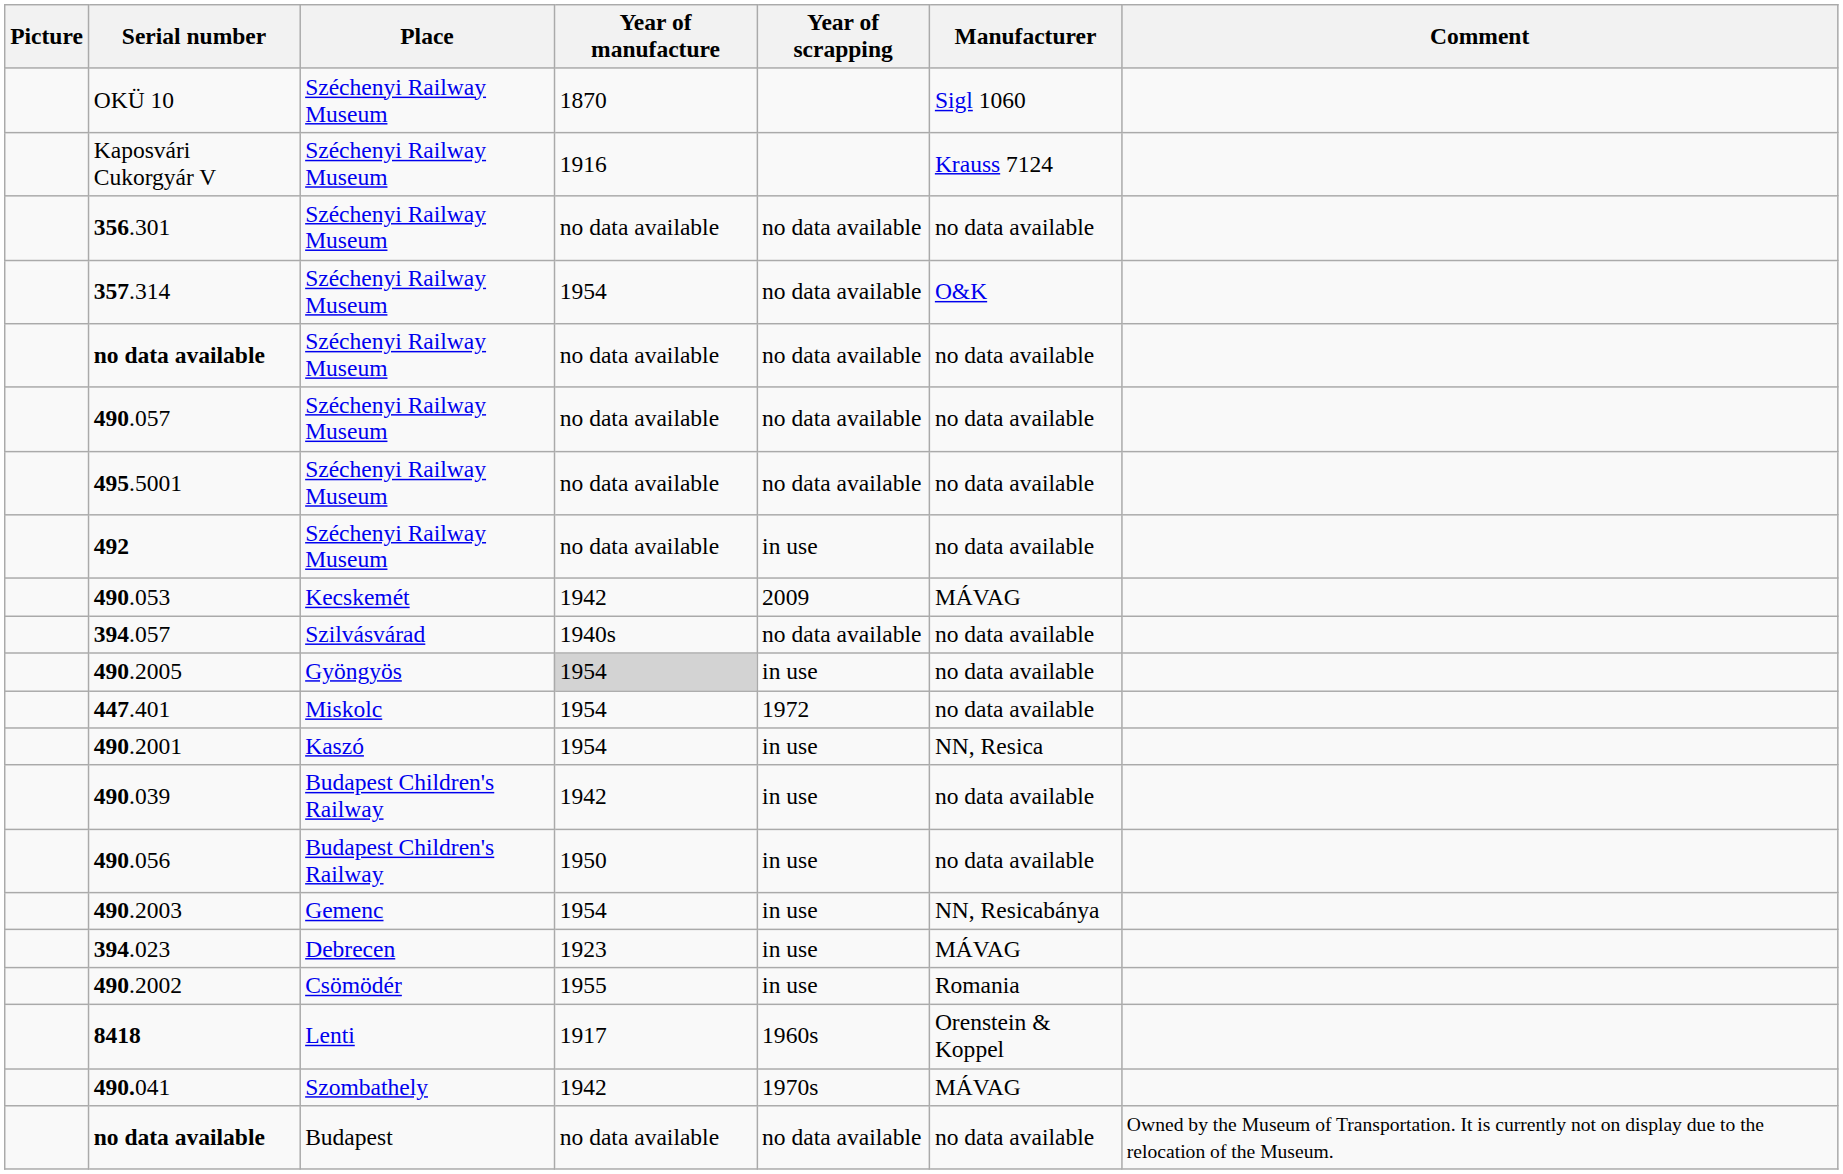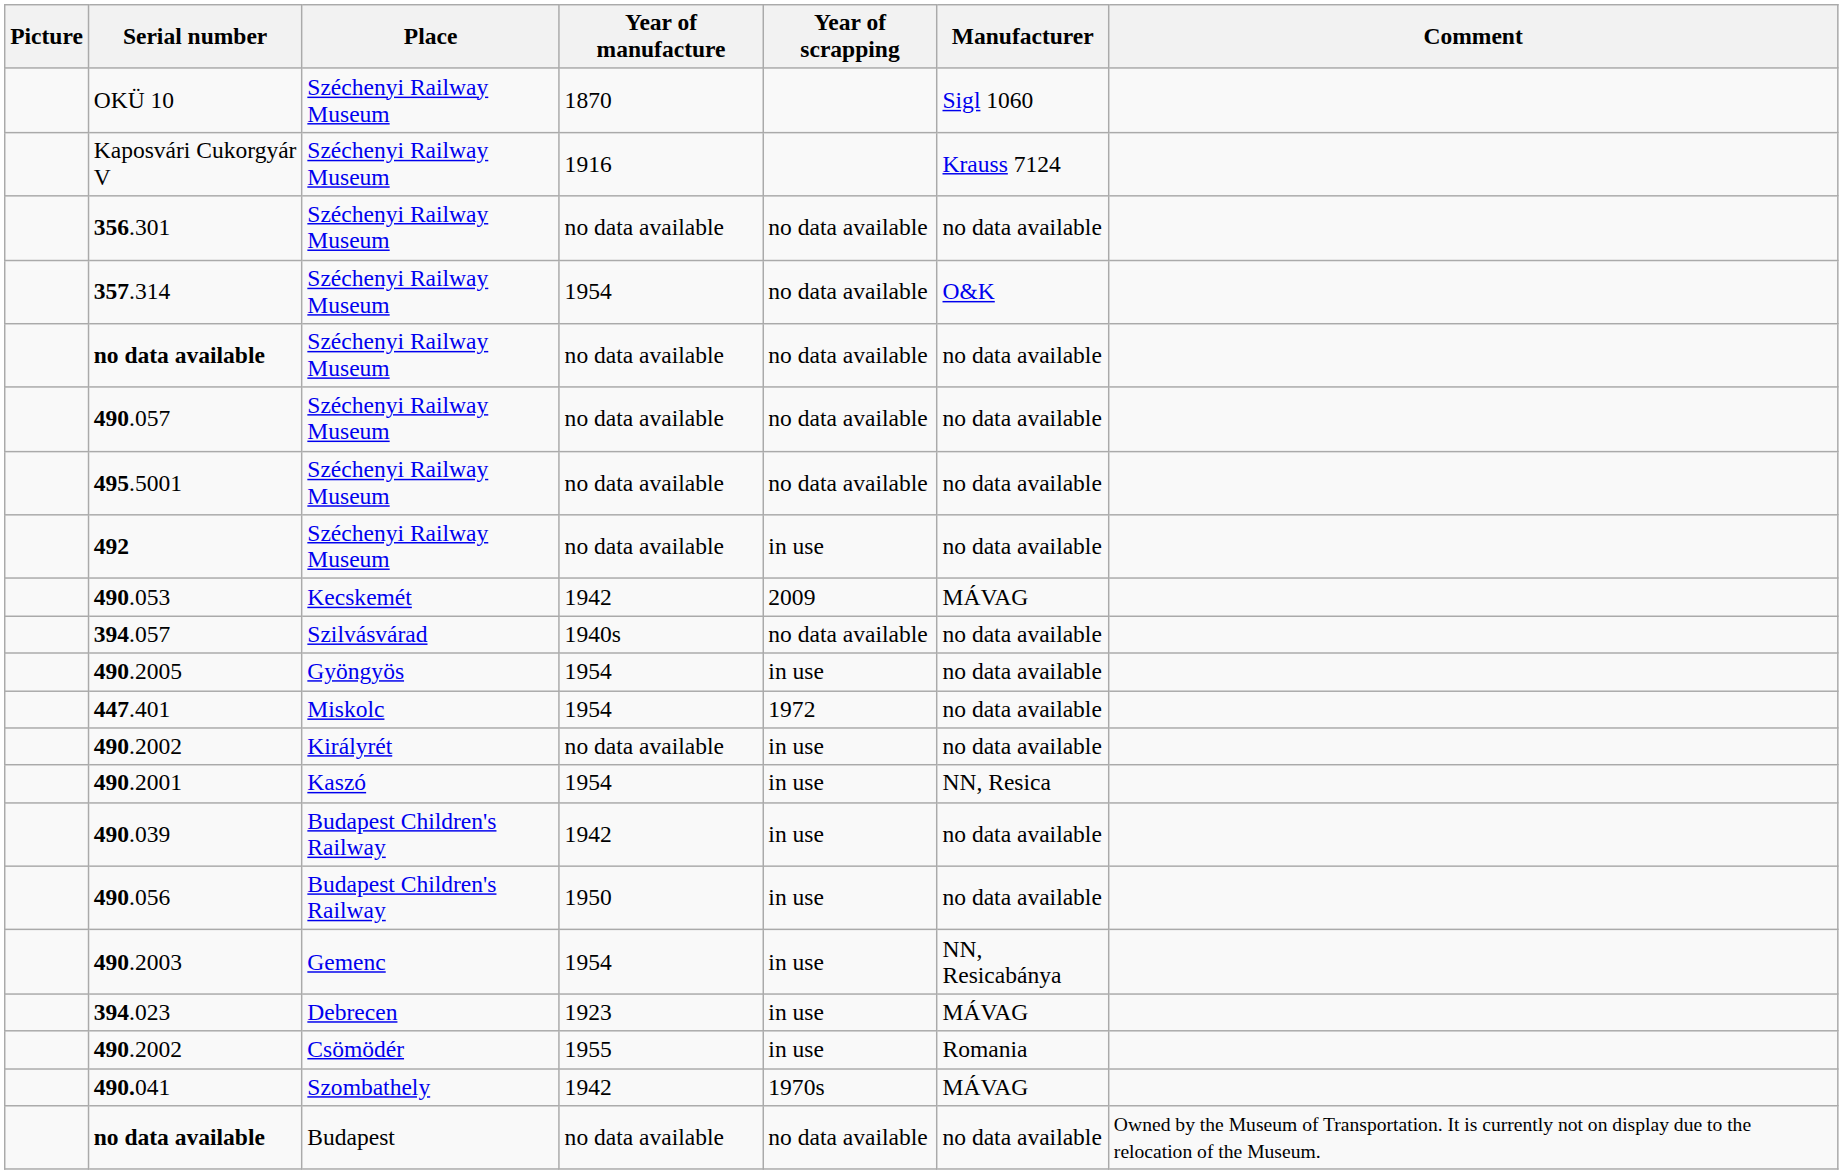(583, 671) lightgrey background -> (588, 671) no background
+ row: (138, 746)
- row: (117, 1036)
